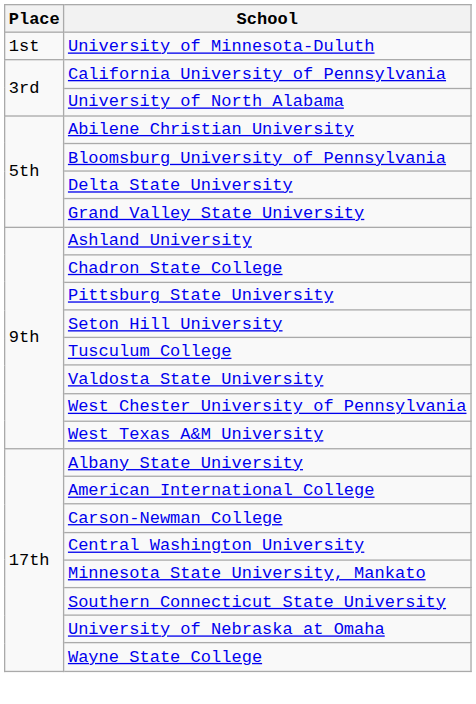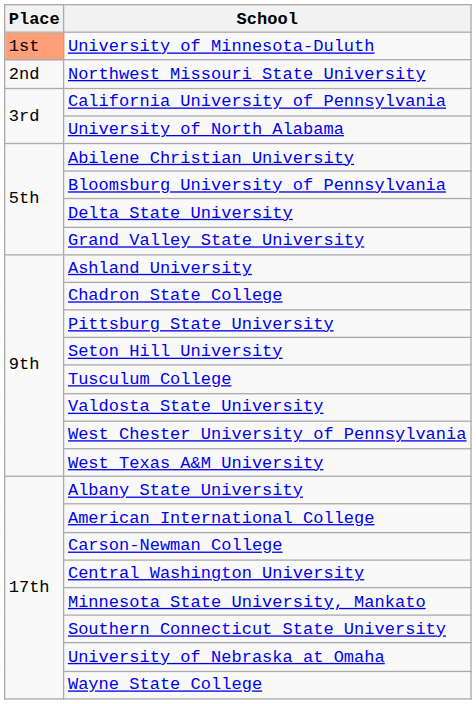(24, 46) no background -> (24, 46) lightsalmon background
+ row: (247, 74)
